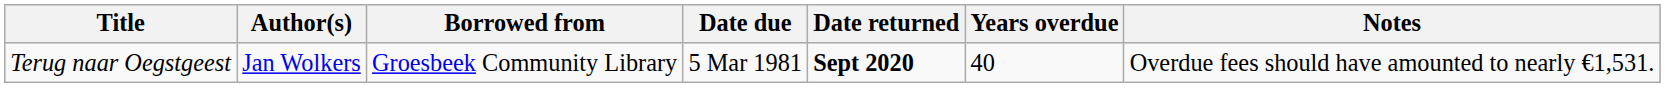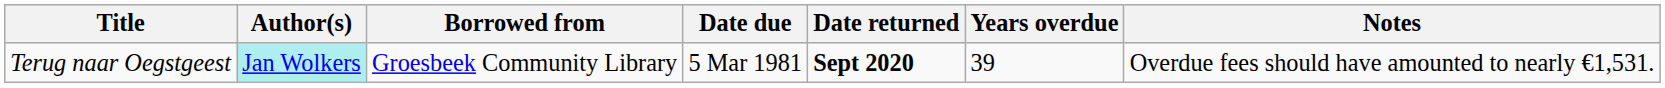(302, 62) no background -> (302, 62) paleturquoise background
(983, 62) 40 -> (983, 62) 39
